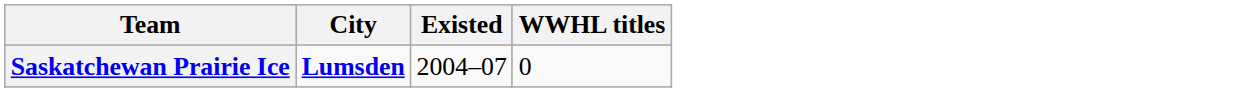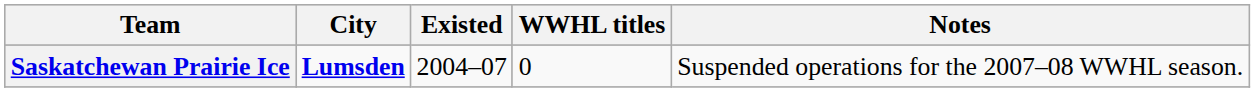+ column: (960, 24)
